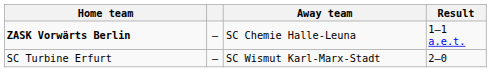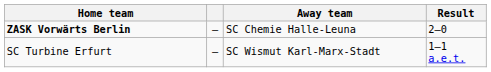(447, 35) 1–1 a.e.t. -> (438, 30) 2–0
(438, 58) 2–0 -> (447, 52) 1–1 a.e.t.
